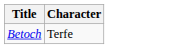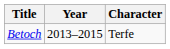+ column: (75, 14)
